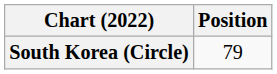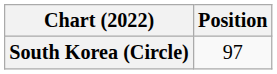(233, 52) 79 -> (233, 52) 97
